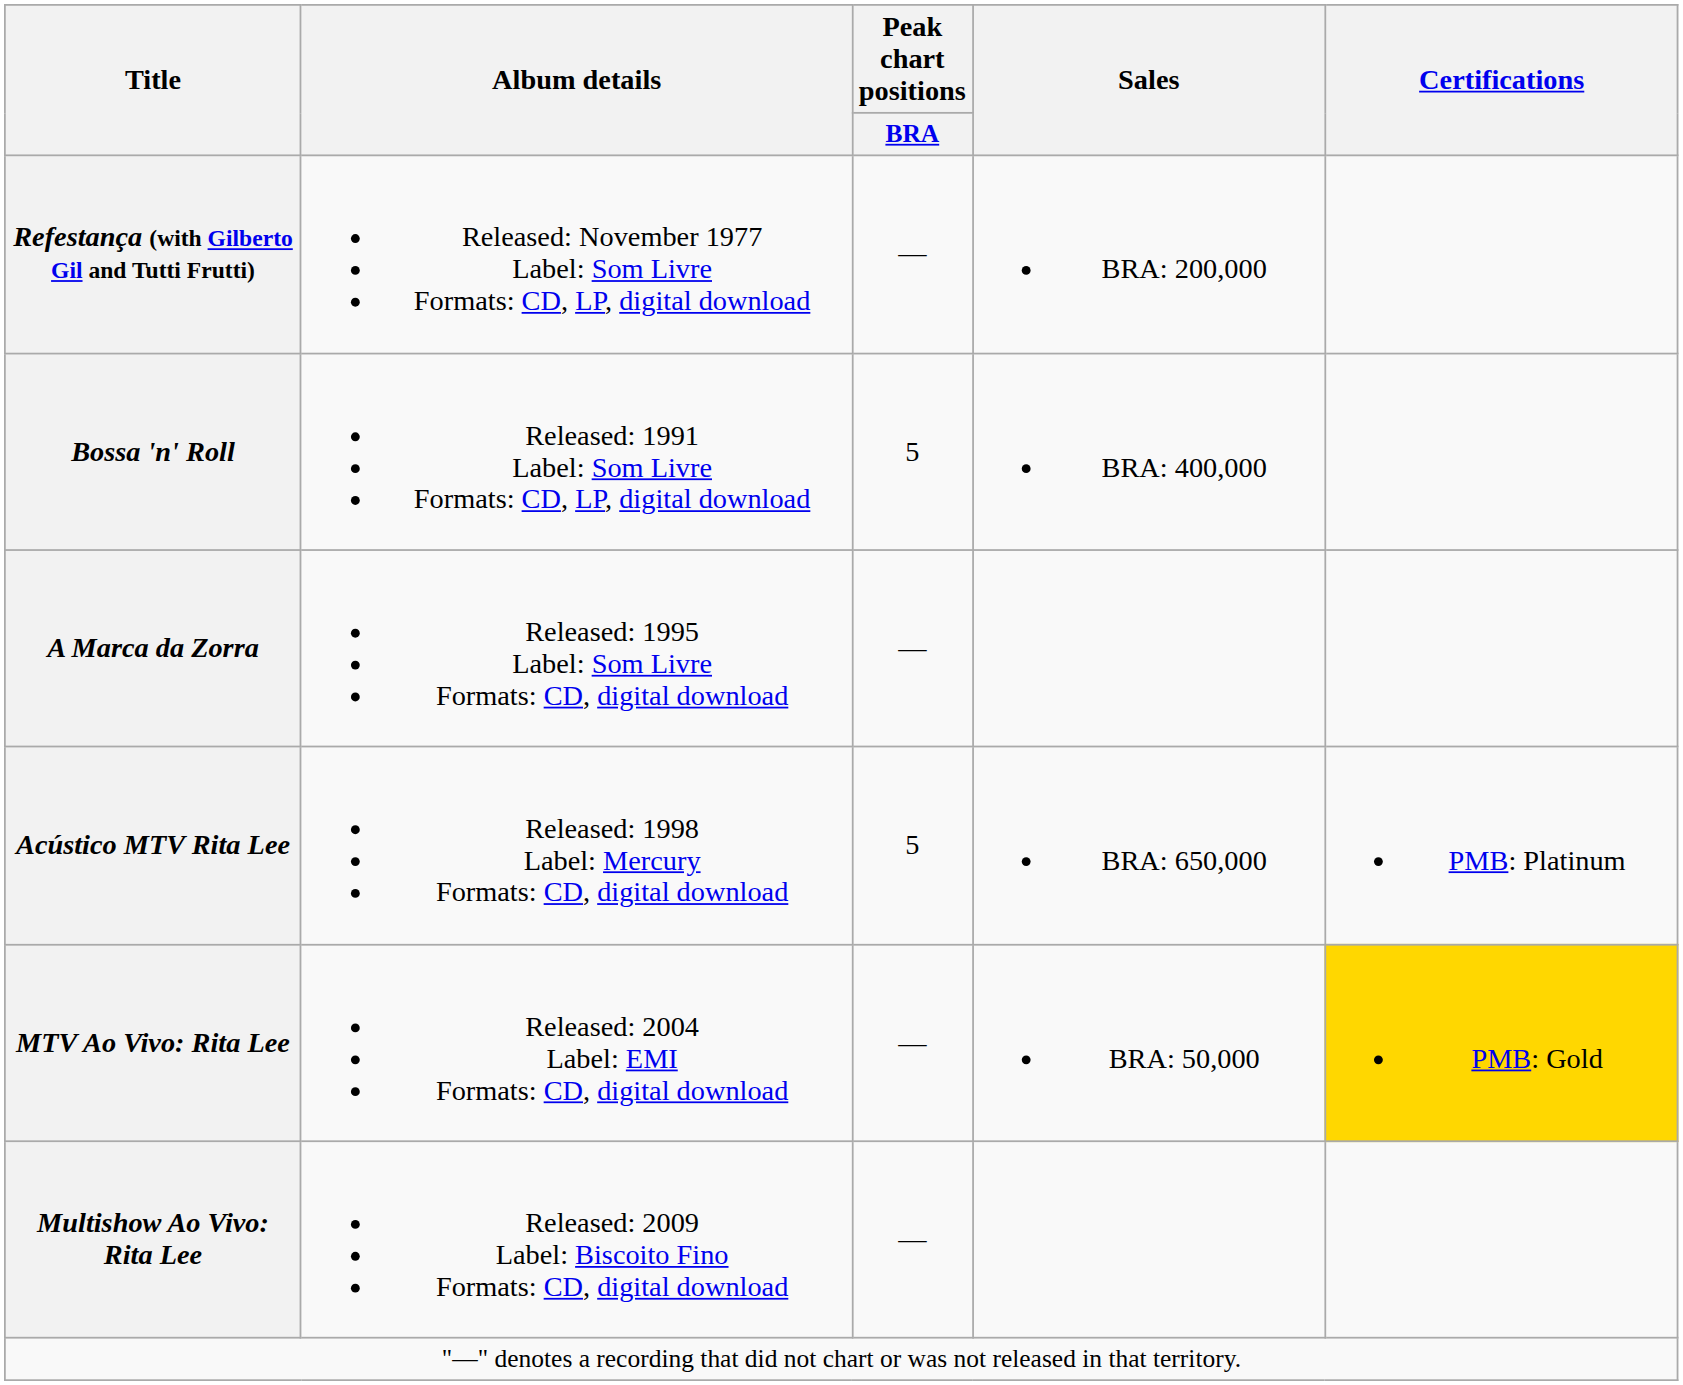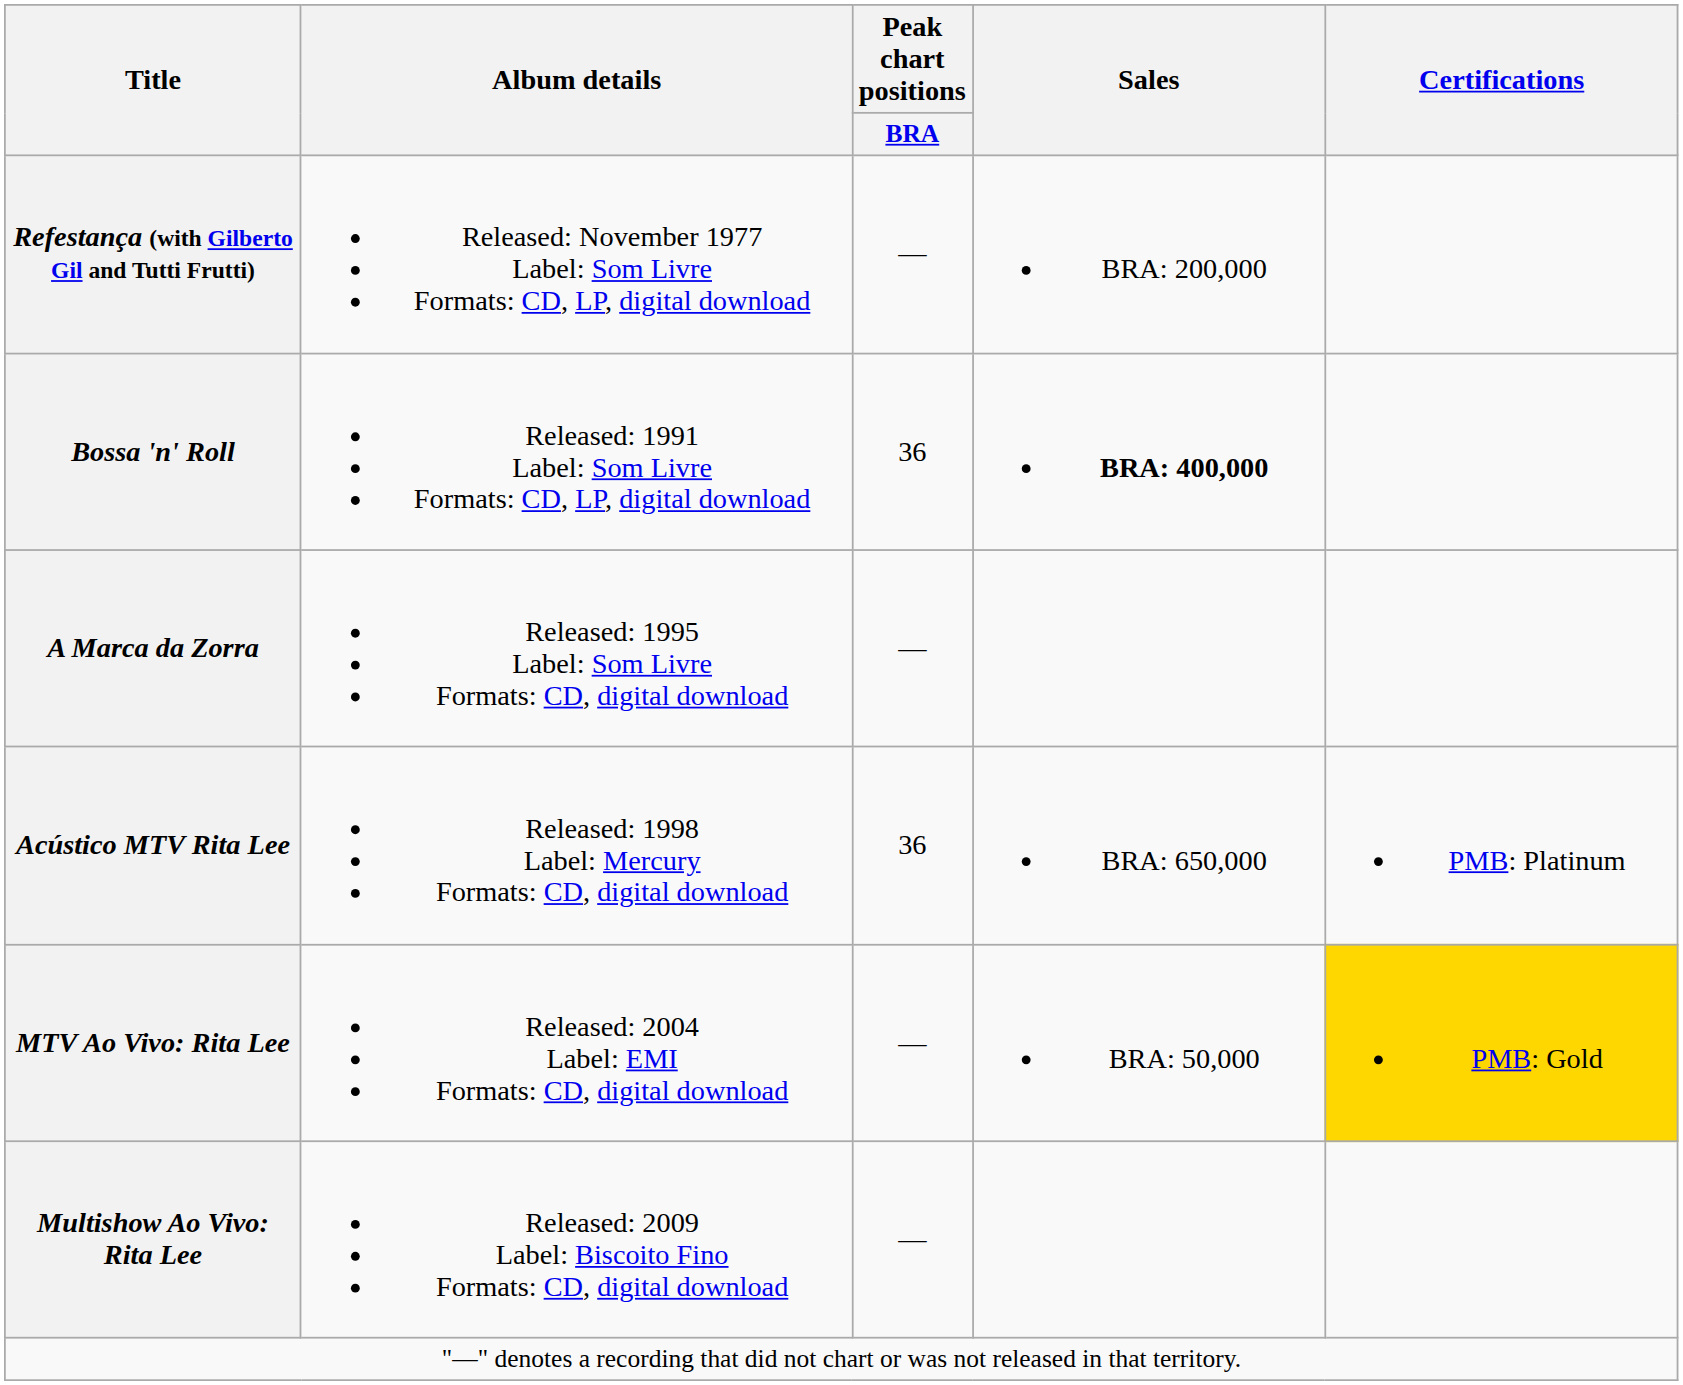(912, 450) 5 -> (912, 450) 36
(1149, 467) normal -> (1149, 467) bold
(912, 845) 5 -> (912, 845) 36
